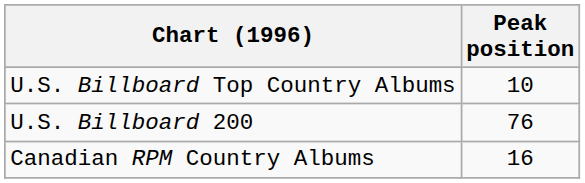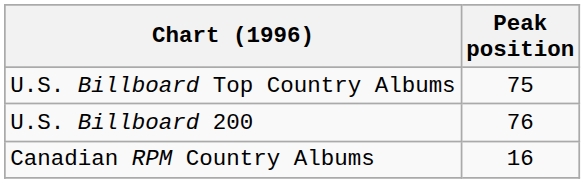(520, 86) 10 -> (520, 86) 75
